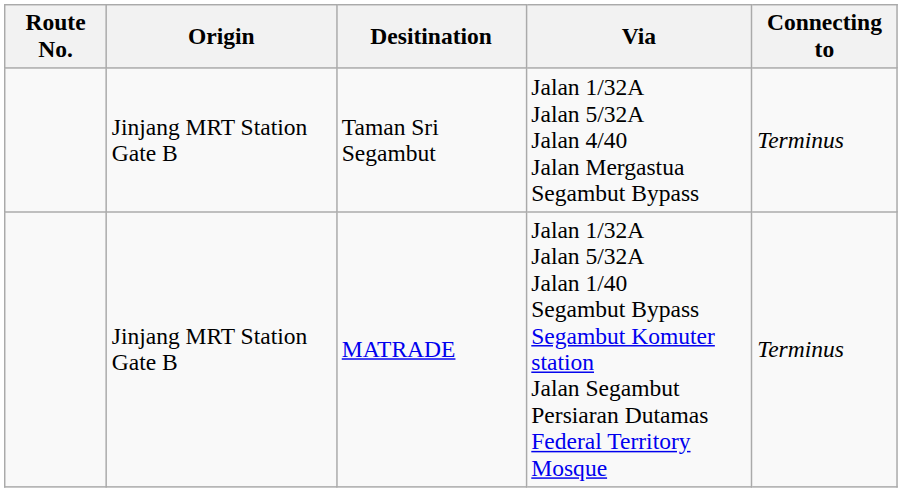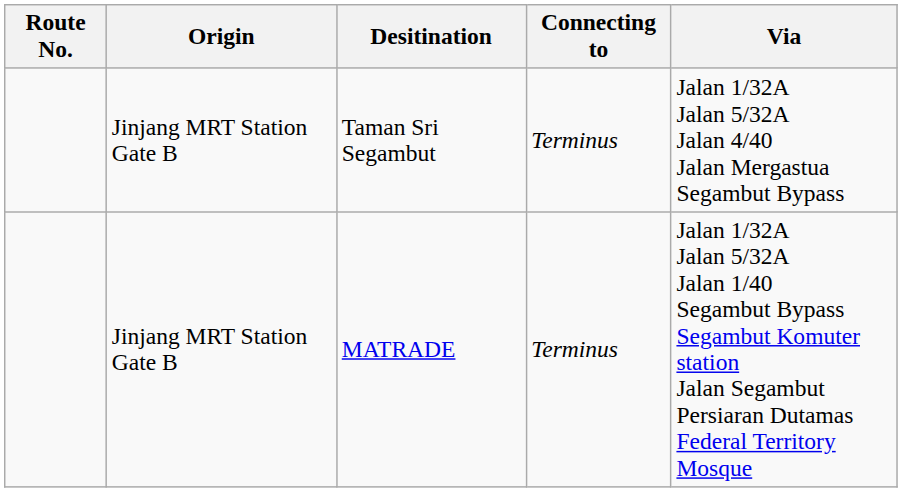columns swapped: (639, 36) <-> (824, 36)
